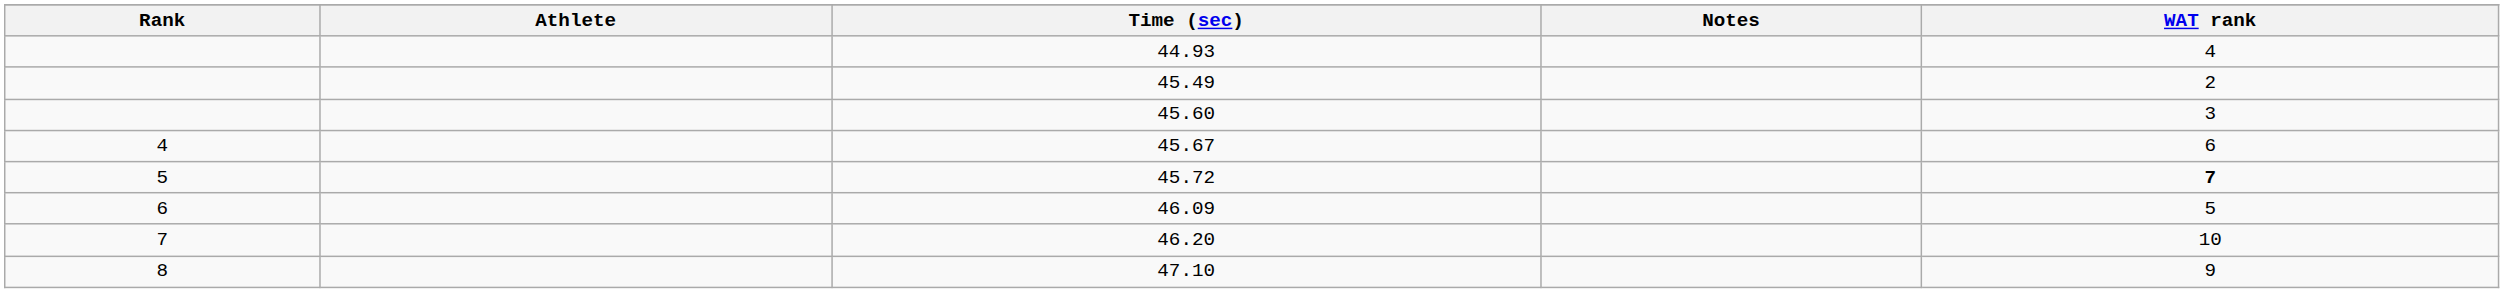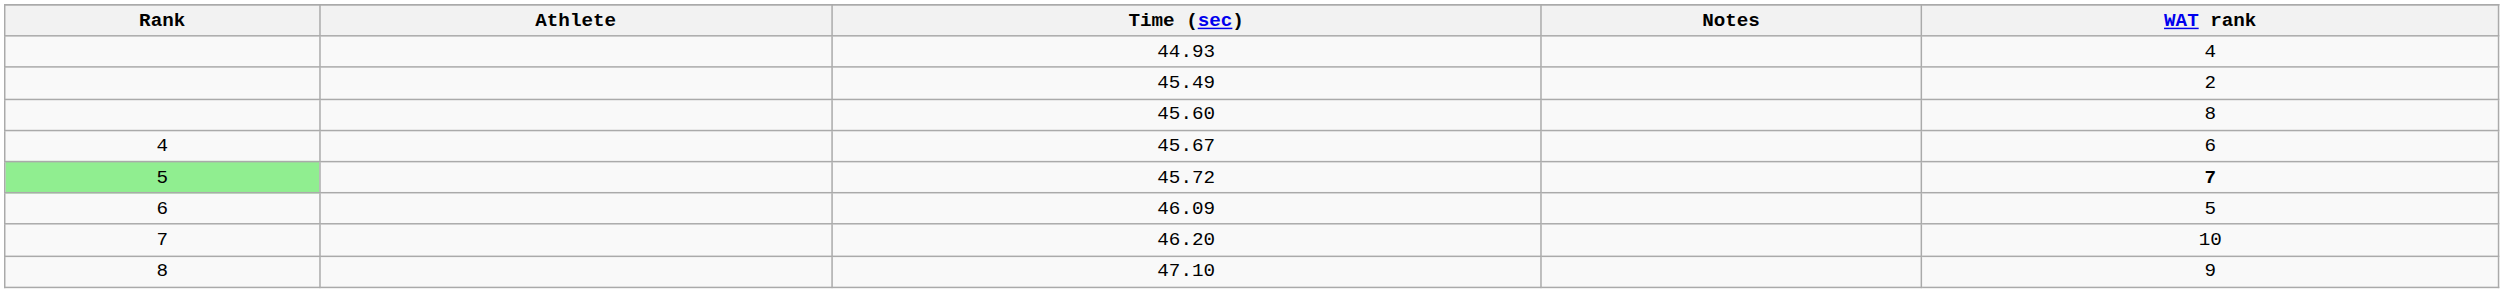(2210, 114) 3 -> (2210, 114) 8
(162, 177) no background -> (162, 177) lightgreen background
